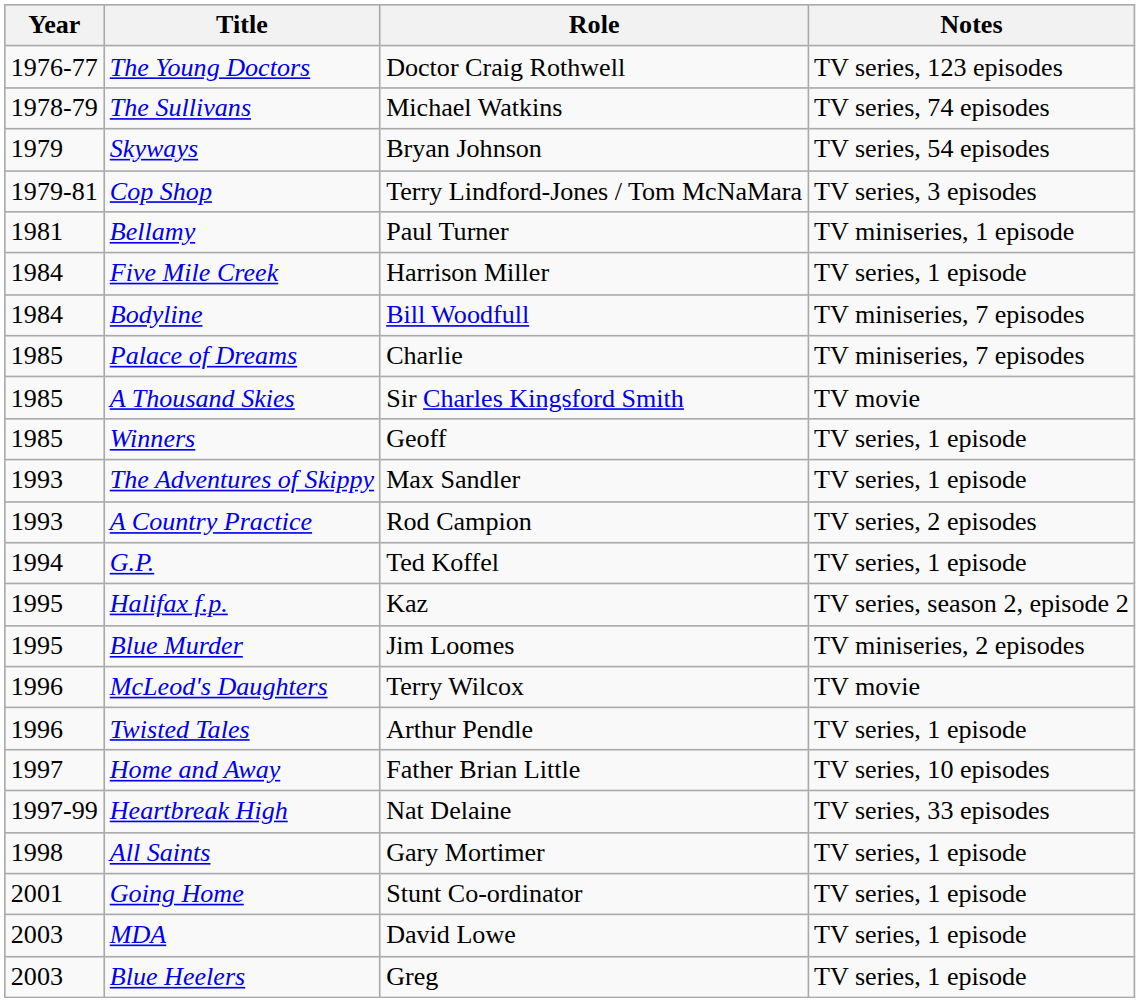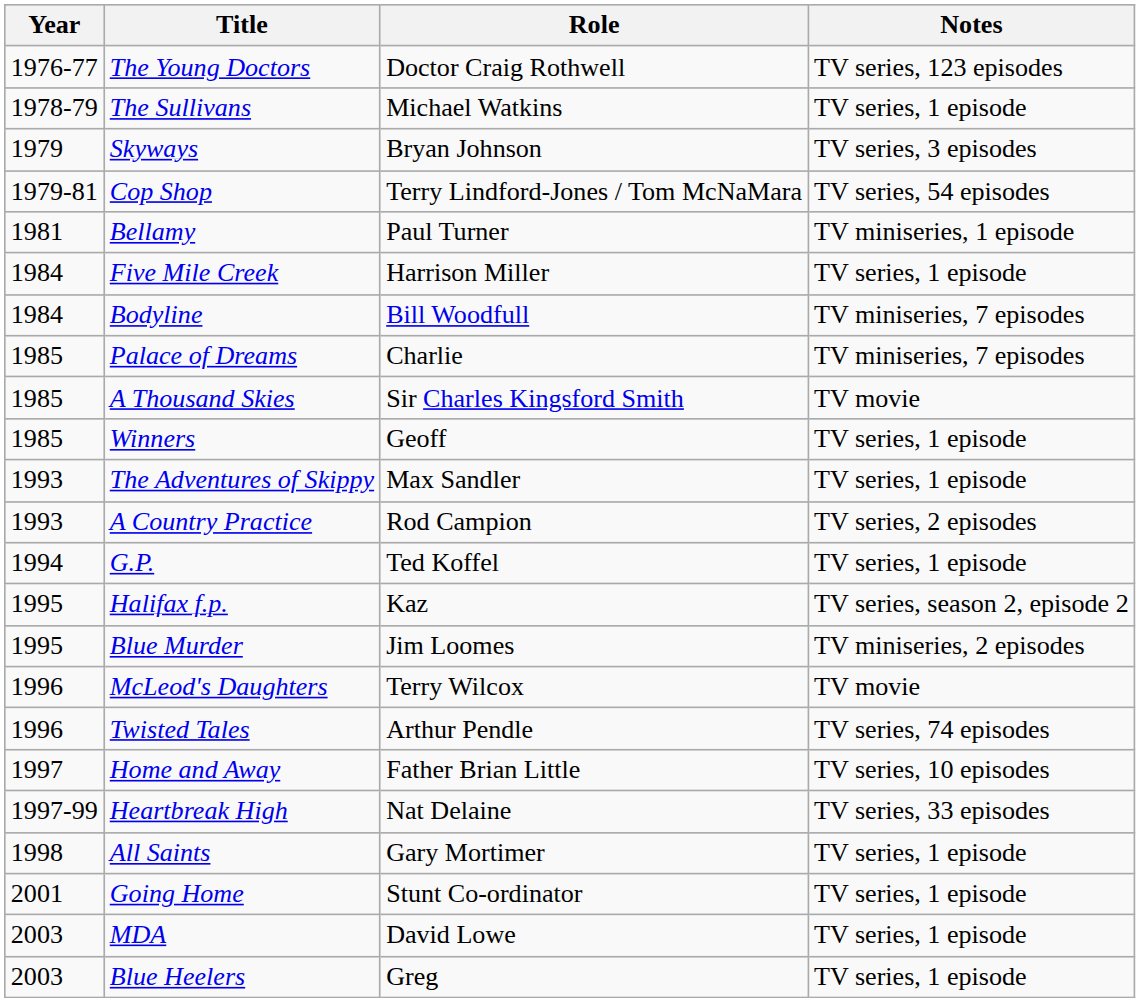(932, 107) TV series, 74 episodes -> (920, 107) TV series, 1 episode
(932, 149) TV series, 54 episodes -> (925, 149) TV series, 3 episodes
(925, 190) TV series, 3 episodes -> (932, 190) TV series, 54 episodes
(920, 728) TV series, 1 episode -> (932, 728) TV series, 74 episodes
